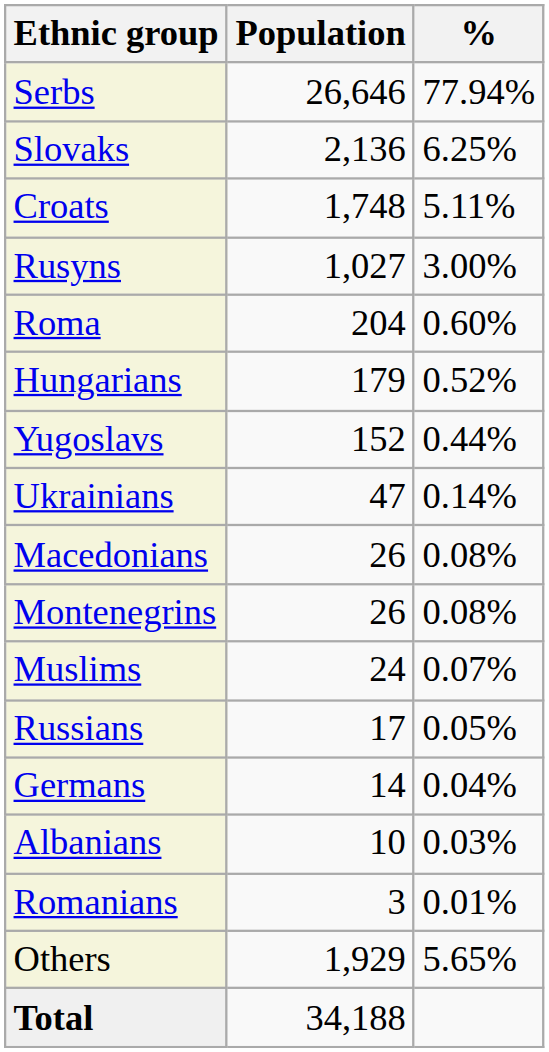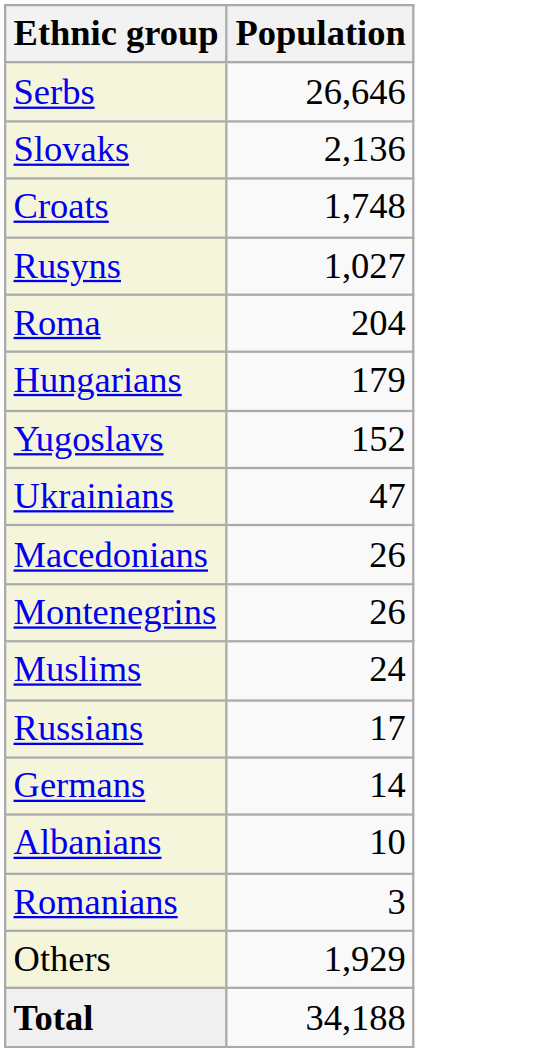- column: (479, 33)
